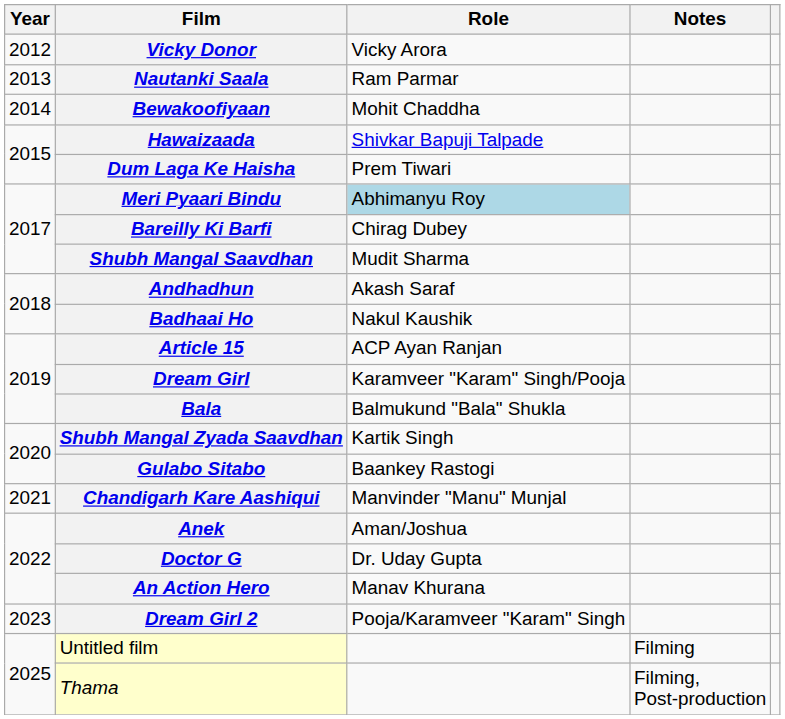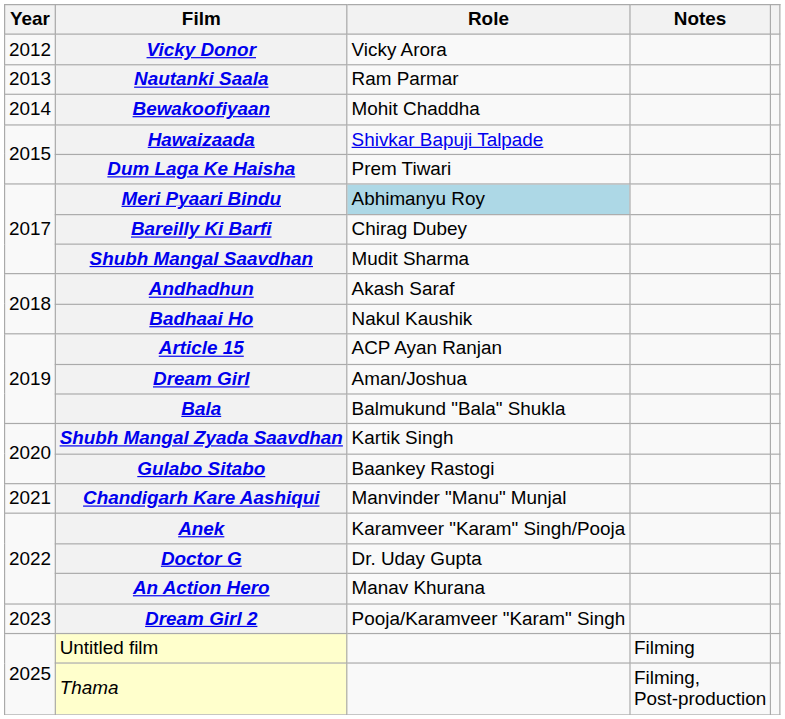(488, 378) Karamveer "Karam" Singh/Pooja -> (409, 378) Aman/Joshua
(409, 528) Aman/Joshua -> (488, 528) Karamveer "Karam" Singh/Pooja
